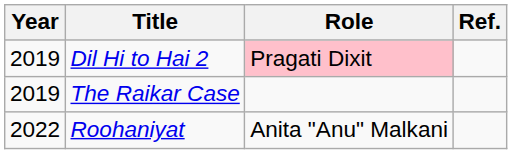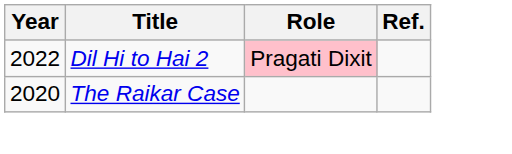(35, 58) 2019 -> (35, 58) 2022
(35, 93) 2019 -> (35, 93) 2020
- row: (128, 129)
